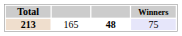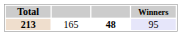(153, 24) 75 -> (153, 24) 95
